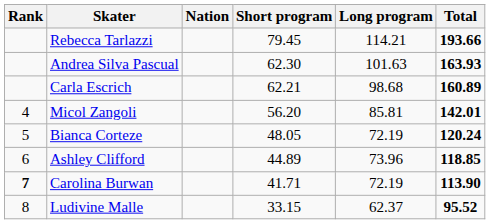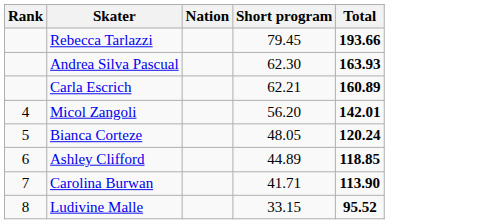- column: (386, 16)
(25, 183) bold -> (25, 183) normal
